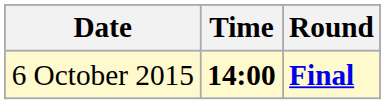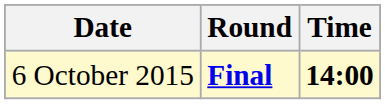columns swapped: (241, 27) <-> (331, 27)
